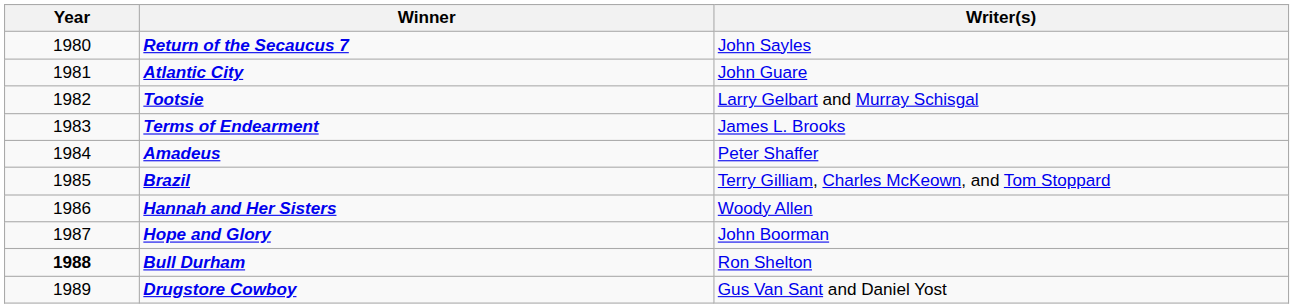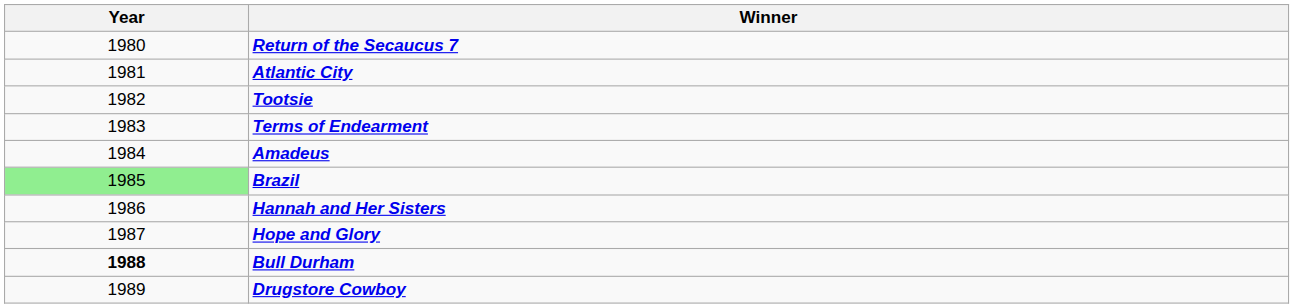- column: (1001, 18)
(72, 180) no background -> (127, 180) lightgreen background
